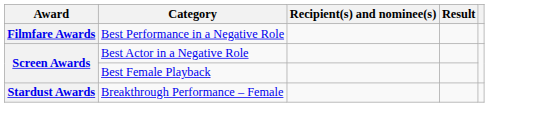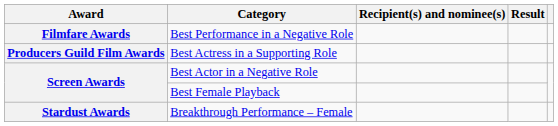+ row: (254, 53)
